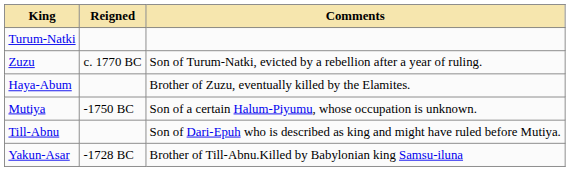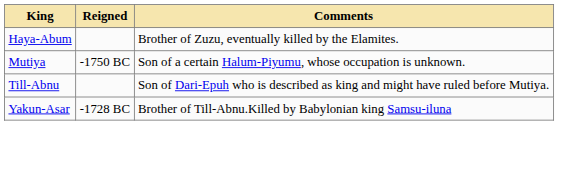- row: (42, 39)
- row: (22, 62)
